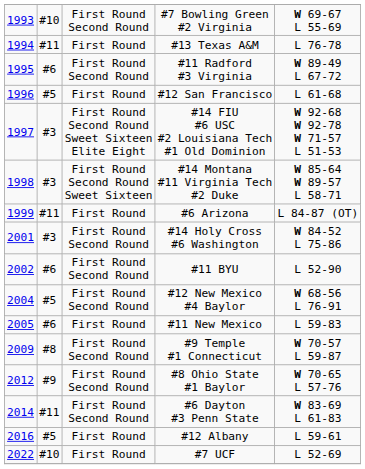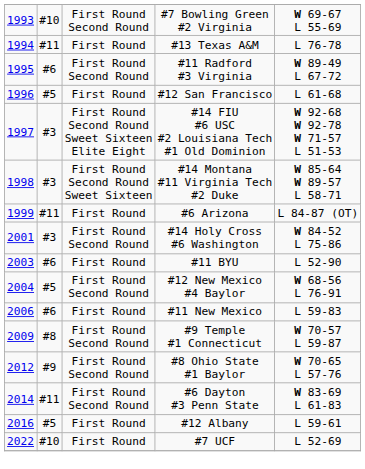(21, 269) 2002 -> (21, 263) 2003
(109, 269) First Round Second Round -> (109, 263) First Round
(21, 325) 2005 -> (21, 312) 2006
